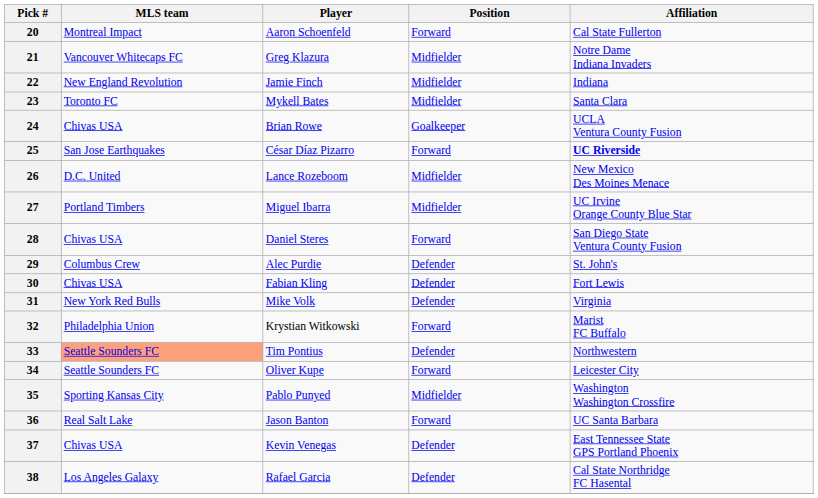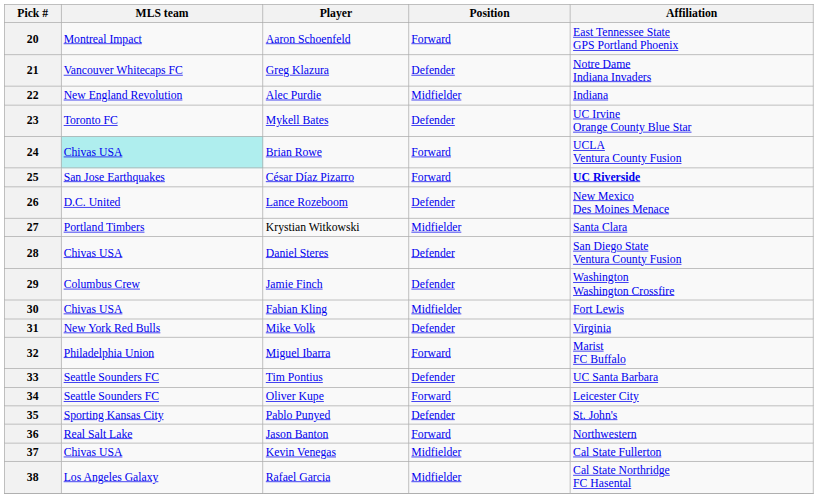(617, 32) Cal State Fullerton -> (626, 38) East Tennessee State GPS Portland Phoenix
(436, 57) Midfielder -> (433, 70) Defender
(294, 82) Jamie Finch -> (294, 95) Alec Purdie
(436, 100) Midfielder -> (433, 120) Defender
(600, 100) Santa Clara -> (632, 120) UC Irvine Orange County Blue Star
(93, 126) no background -> (93, 152) paleturquoise background
(438, 126) Goalkeeper -> (431, 152) Forward
(436, 176) Midfielder -> (433, 202) Defender
(298, 207) Miguel Ibarra -> (313, 227) Krystian Witkowski
(632, 207) UC Irvine Orange County Blue Star -> (600, 227) Santa Clara
(431, 239) Forward -> (433, 252) Defender
(294, 264) Alec Purdie -> (294, 284) Jamie Finch
(595, 264) St. John's -> (624, 284) Washington Washington Crossfire
(433, 283) Defender -> (436, 309) Midfielder
(313, 326) Krystian Witkowski -> (298, 353) Miguel Ibarra
(111, 351) lightsalmon background -> (111, 378) no background
(605, 351) Northwestern -> (616, 378) UC Santa Barbara
(436, 395) Midfielder -> (433, 415) Defender
(624, 395) Washington Washington Crossfire -> (595, 415) St. John's
(616, 420) UC Santa Barbara -> (605, 433) Northwestern
(433, 445) Defender -> (436, 452) Midfielder
(626, 445) East Tennessee State GPS Portland Phoenix -> (617, 452) Cal State Fullerton
(433, 477) Defender -> (436, 477) Midfielder
